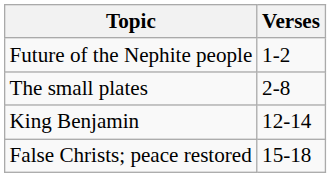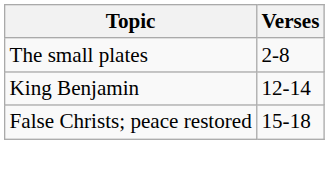- row: (131, 54)
